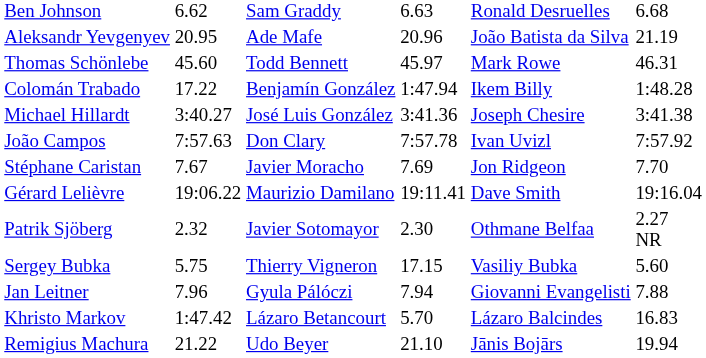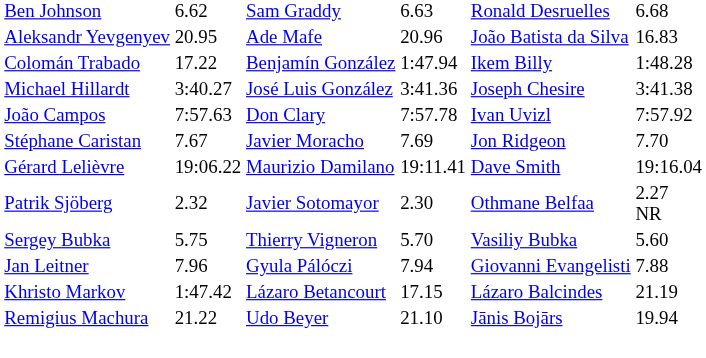(657, 37) 21.19 -> (657, 37) 16.83
- row: (76, 62)
(421, 265) 17.15 -> (417, 239) 5.70
(417, 317) 5.70 -> (421, 291) 17.15
(657, 317) 16.83 -> (657, 291) 21.19
